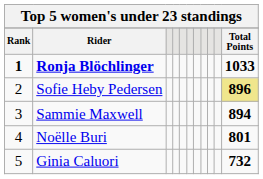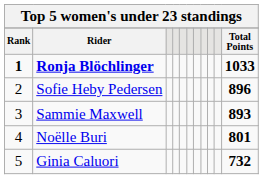(240, 89) khaki background -> (240, 89) no background
(240, 113) 894 -> (240, 113) 893
